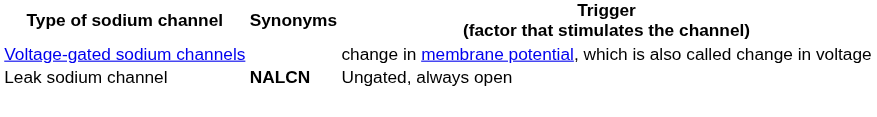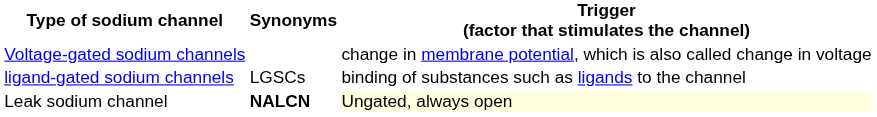+ row: (119, 77)
(427, 77) no background -> (427, 101) lightyellow background
